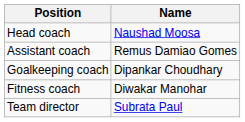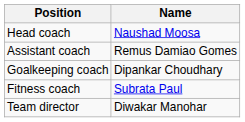(160, 88) Diwakar Manohar -> (148, 88) Subrata Paul
(148, 107) Subrata Paul -> (160, 107) Diwakar Manohar
